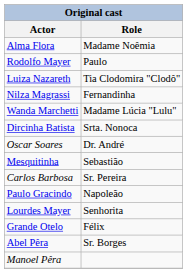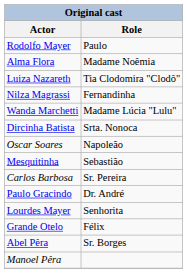rows swapped: (31, 45) <-> (39, 62)
(104, 144) Dr. André -> (103, 144) Napoleão
(103, 194) Napoleão -> (104, 194) Dr. André
